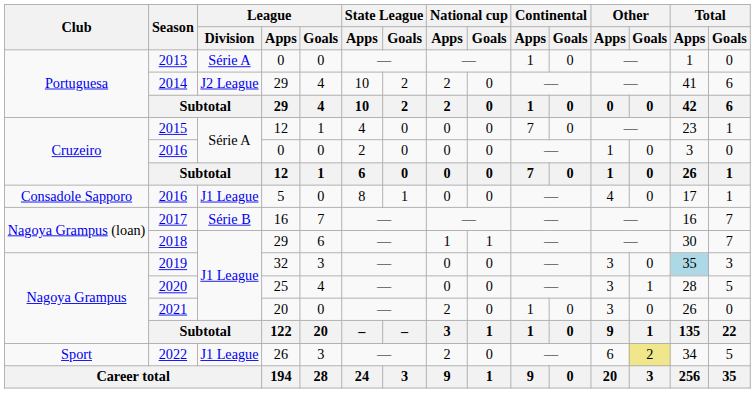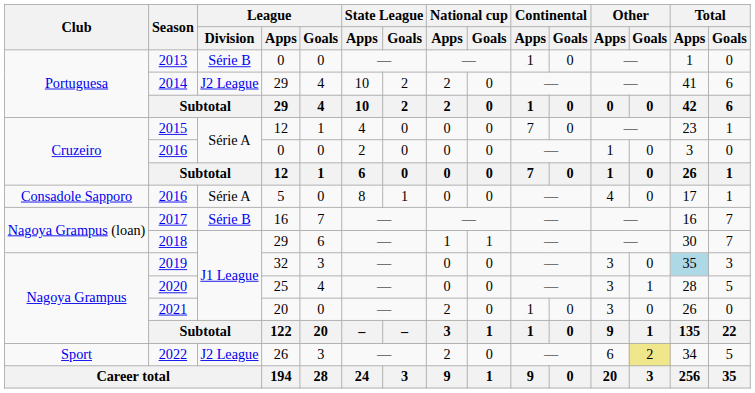(229, 60) Série A -> (229, 60) Série B
(229, 196) J1 League -> (229, 196) Série A
(229, 354) J1 League -> (229, 354) J2 League
